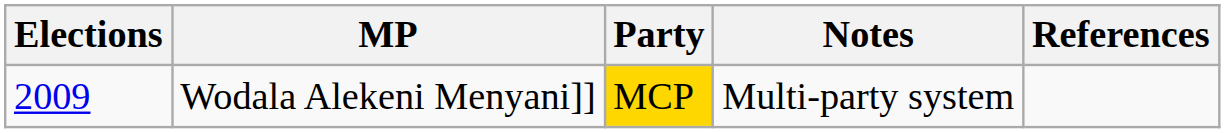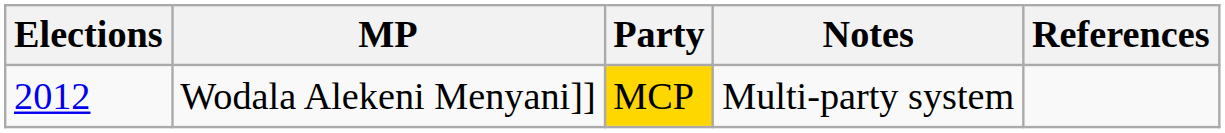(52, 95) 2009 -> (52, 95) 2012
